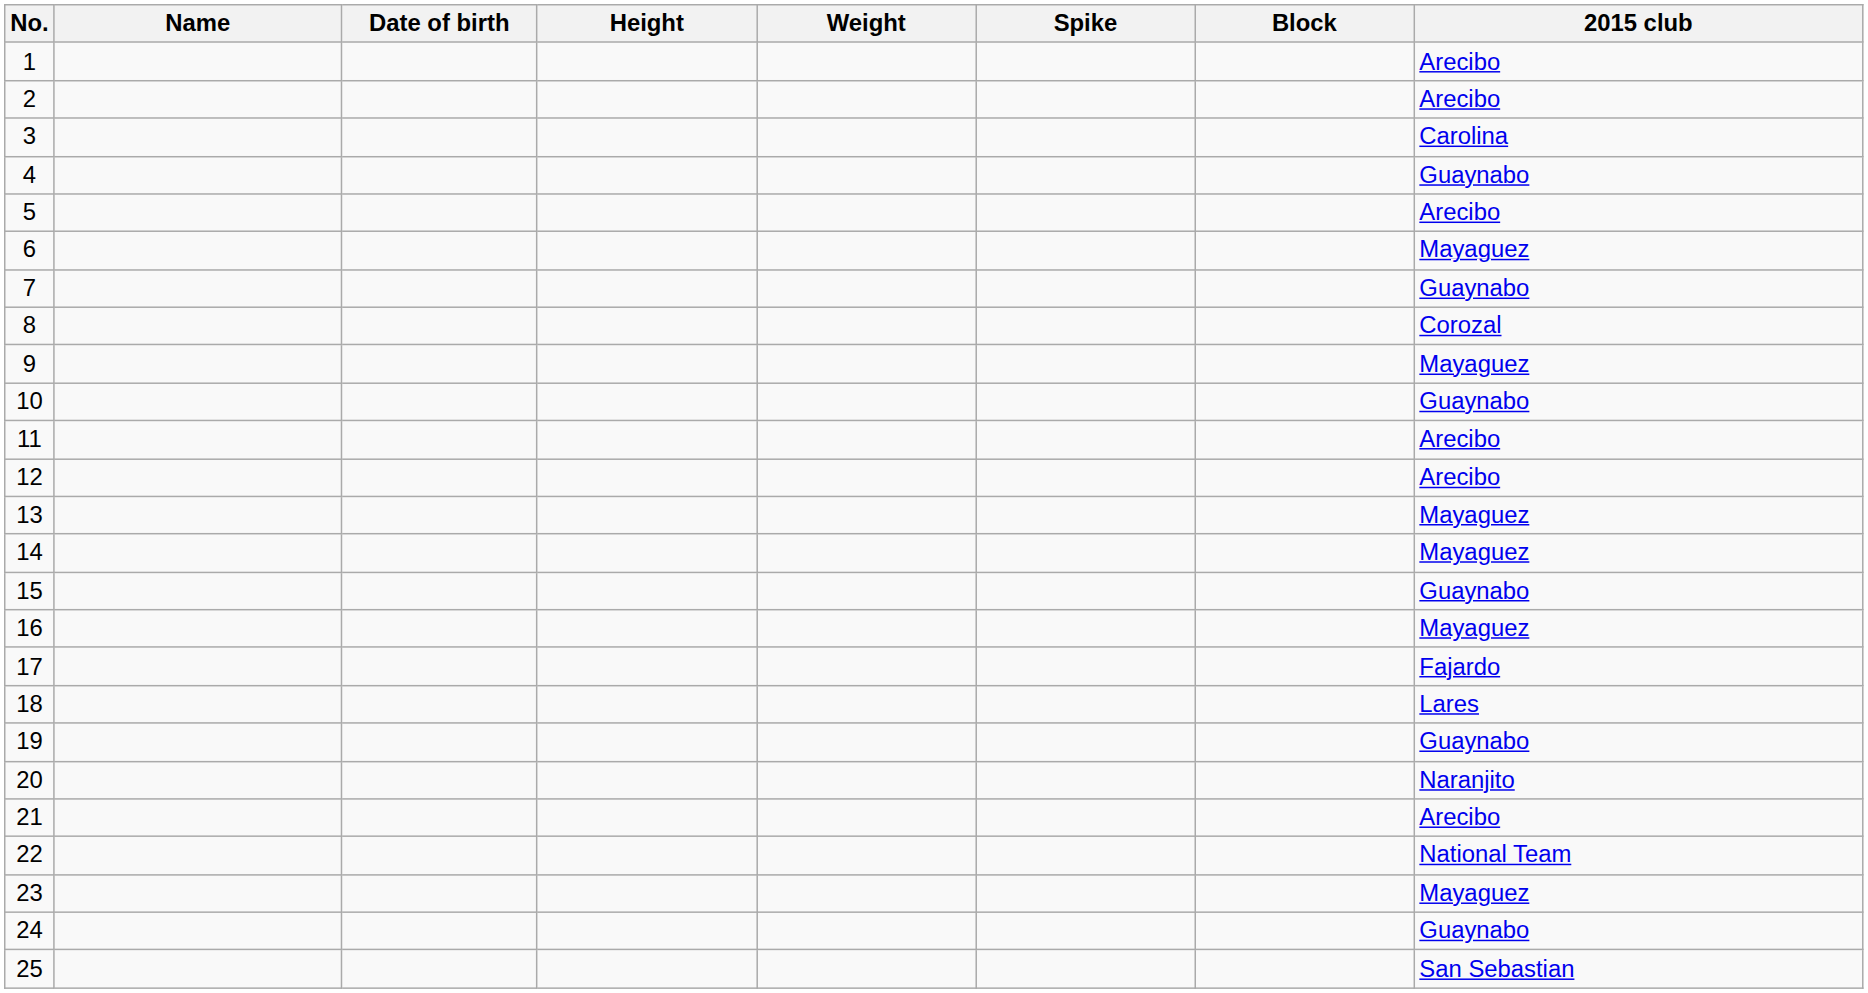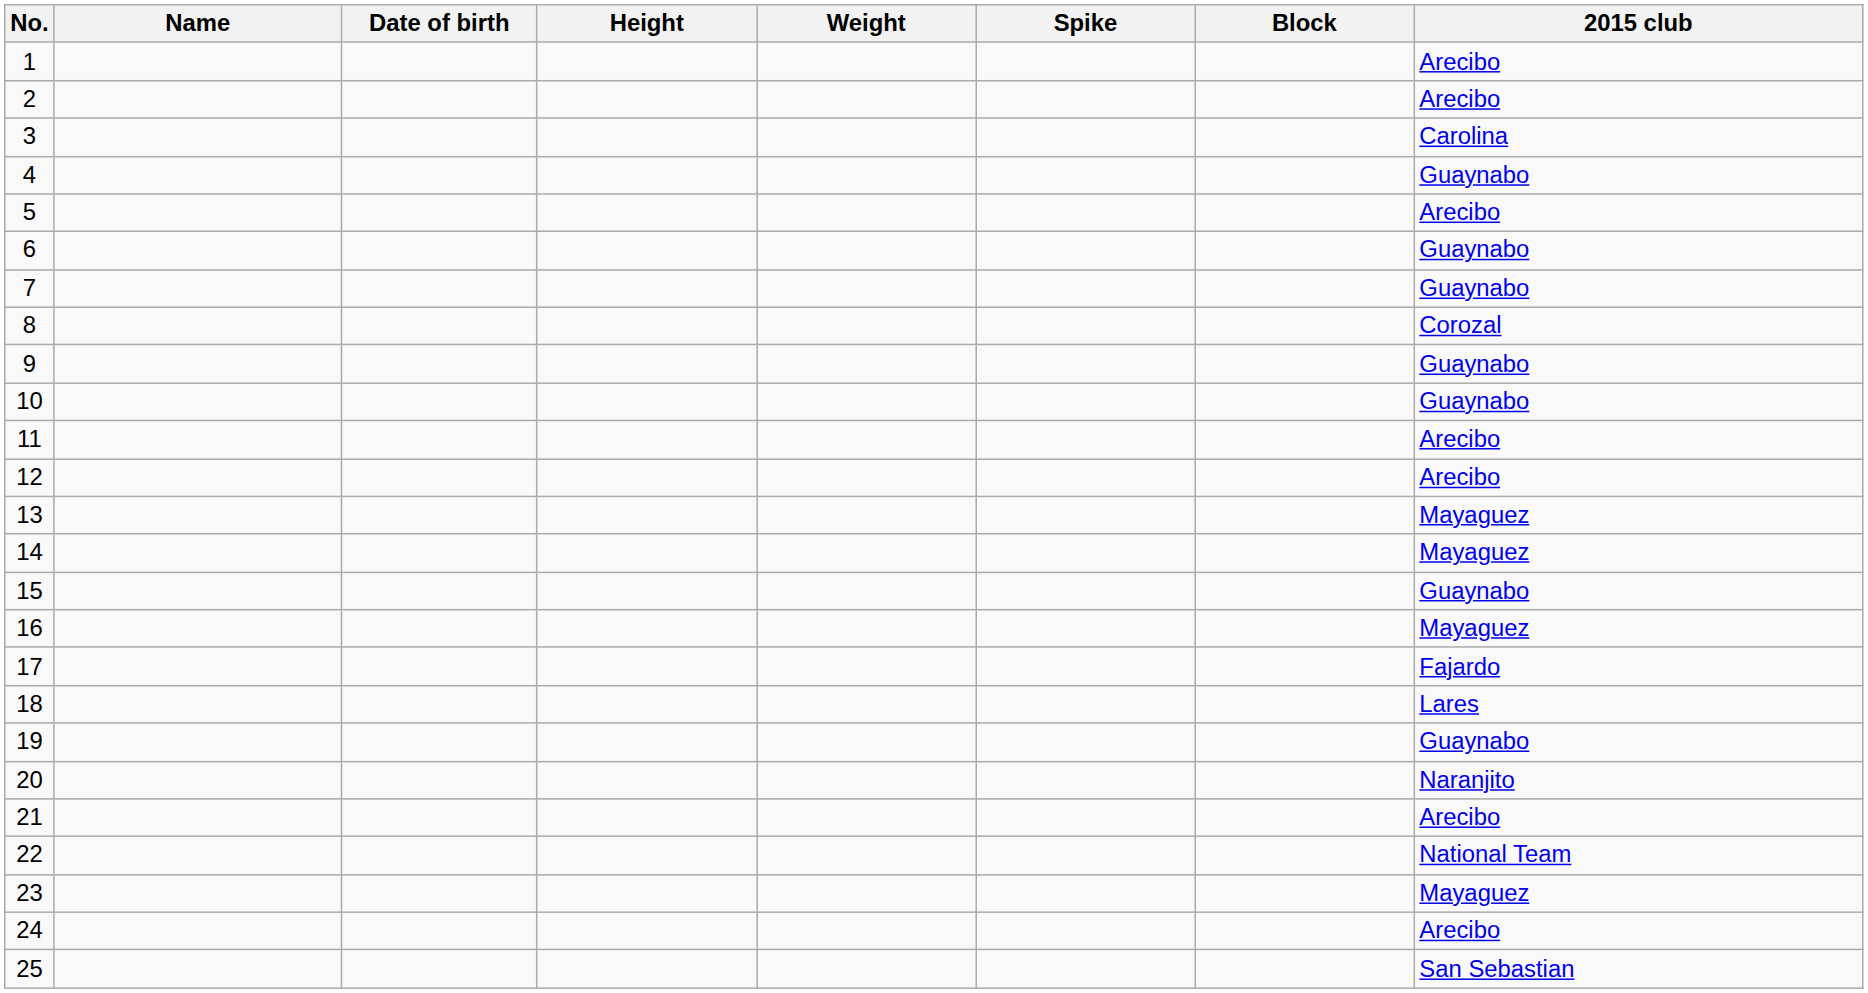(1474, 250) Mayaguez -> (1474, 250) Guaynabo
(1474, 363) Mayaguez -> (1474, 363) Guaynabo
(1474, 930) Guaynabo -> (1460, 930) Arecibo
